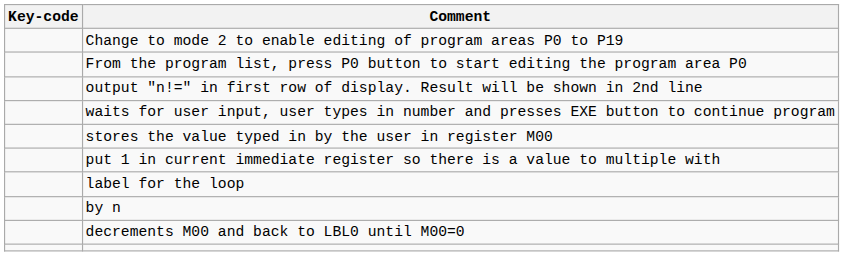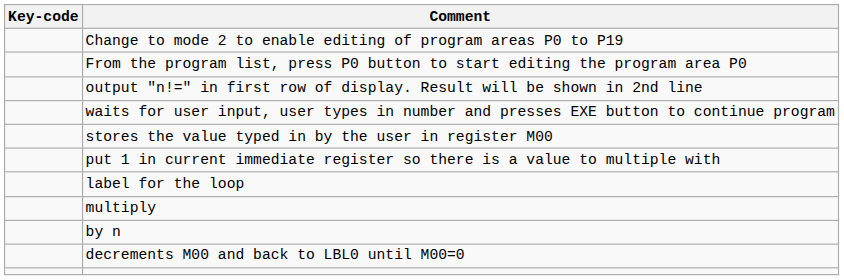+ row: (121, 208)
